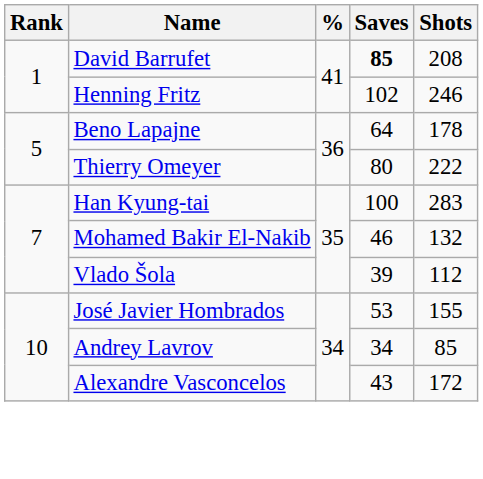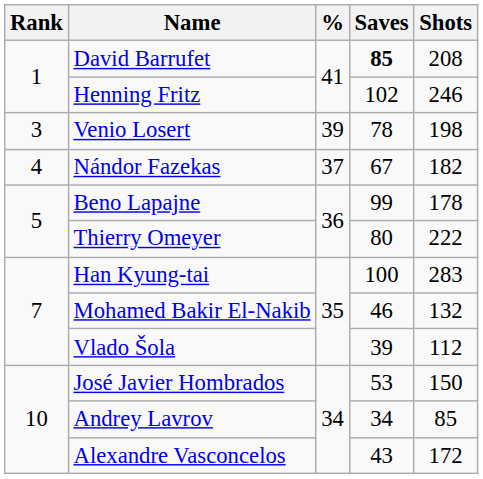+ row: (132, 130)
+ row: (147, 166)
(382, 130) 64 -> (382, 202) 99
(446, 310) 155 -> (446, 382) 150
